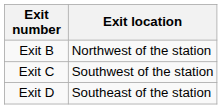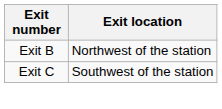- row: (37, 93)
